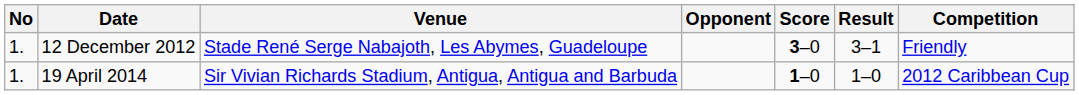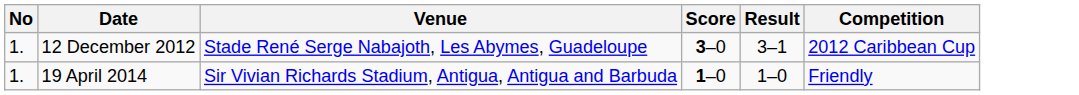- column: (728, 19)
(934, 47) Friendly -> (892, 47) 2012 Caribbean Cup
(986, 76) 2012 Caribbean Cup -> (840, 76) Friendly
